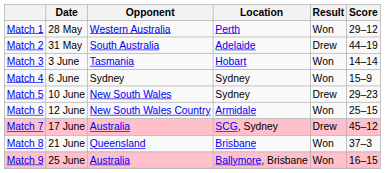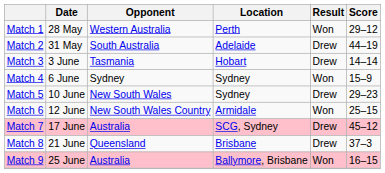(323, 62) Won -> (325, 62) Drew
(323, 144) Won -> (325, 144) Drew
